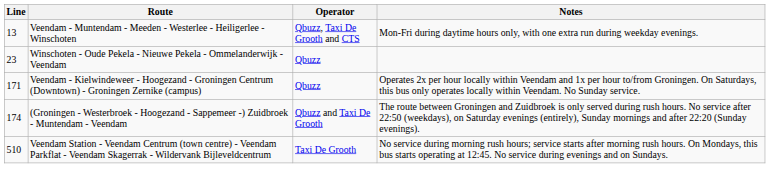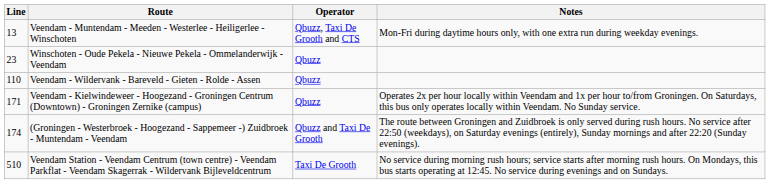+ row: (145, 80)
